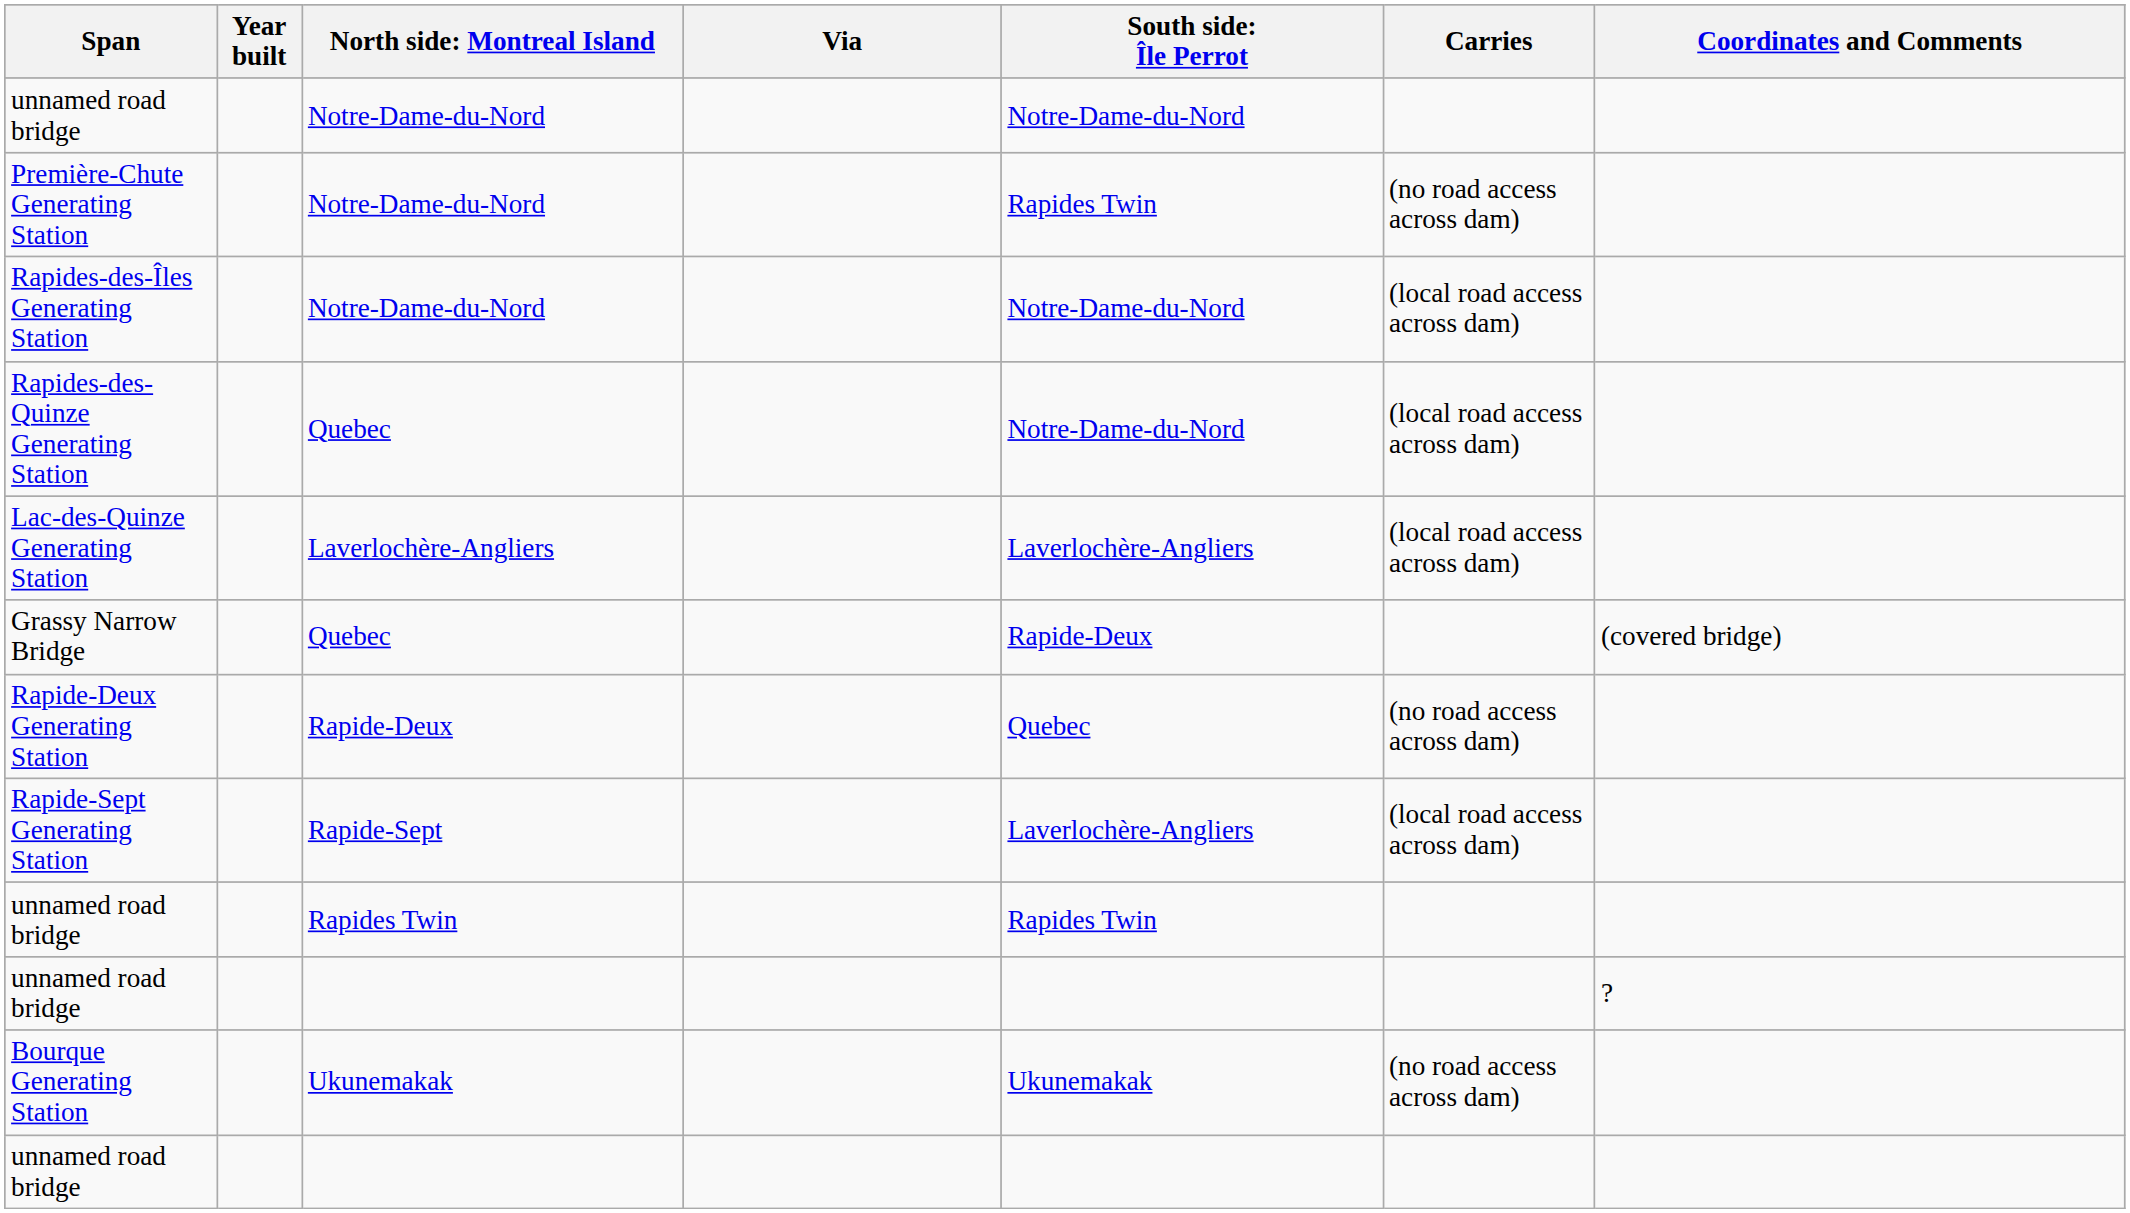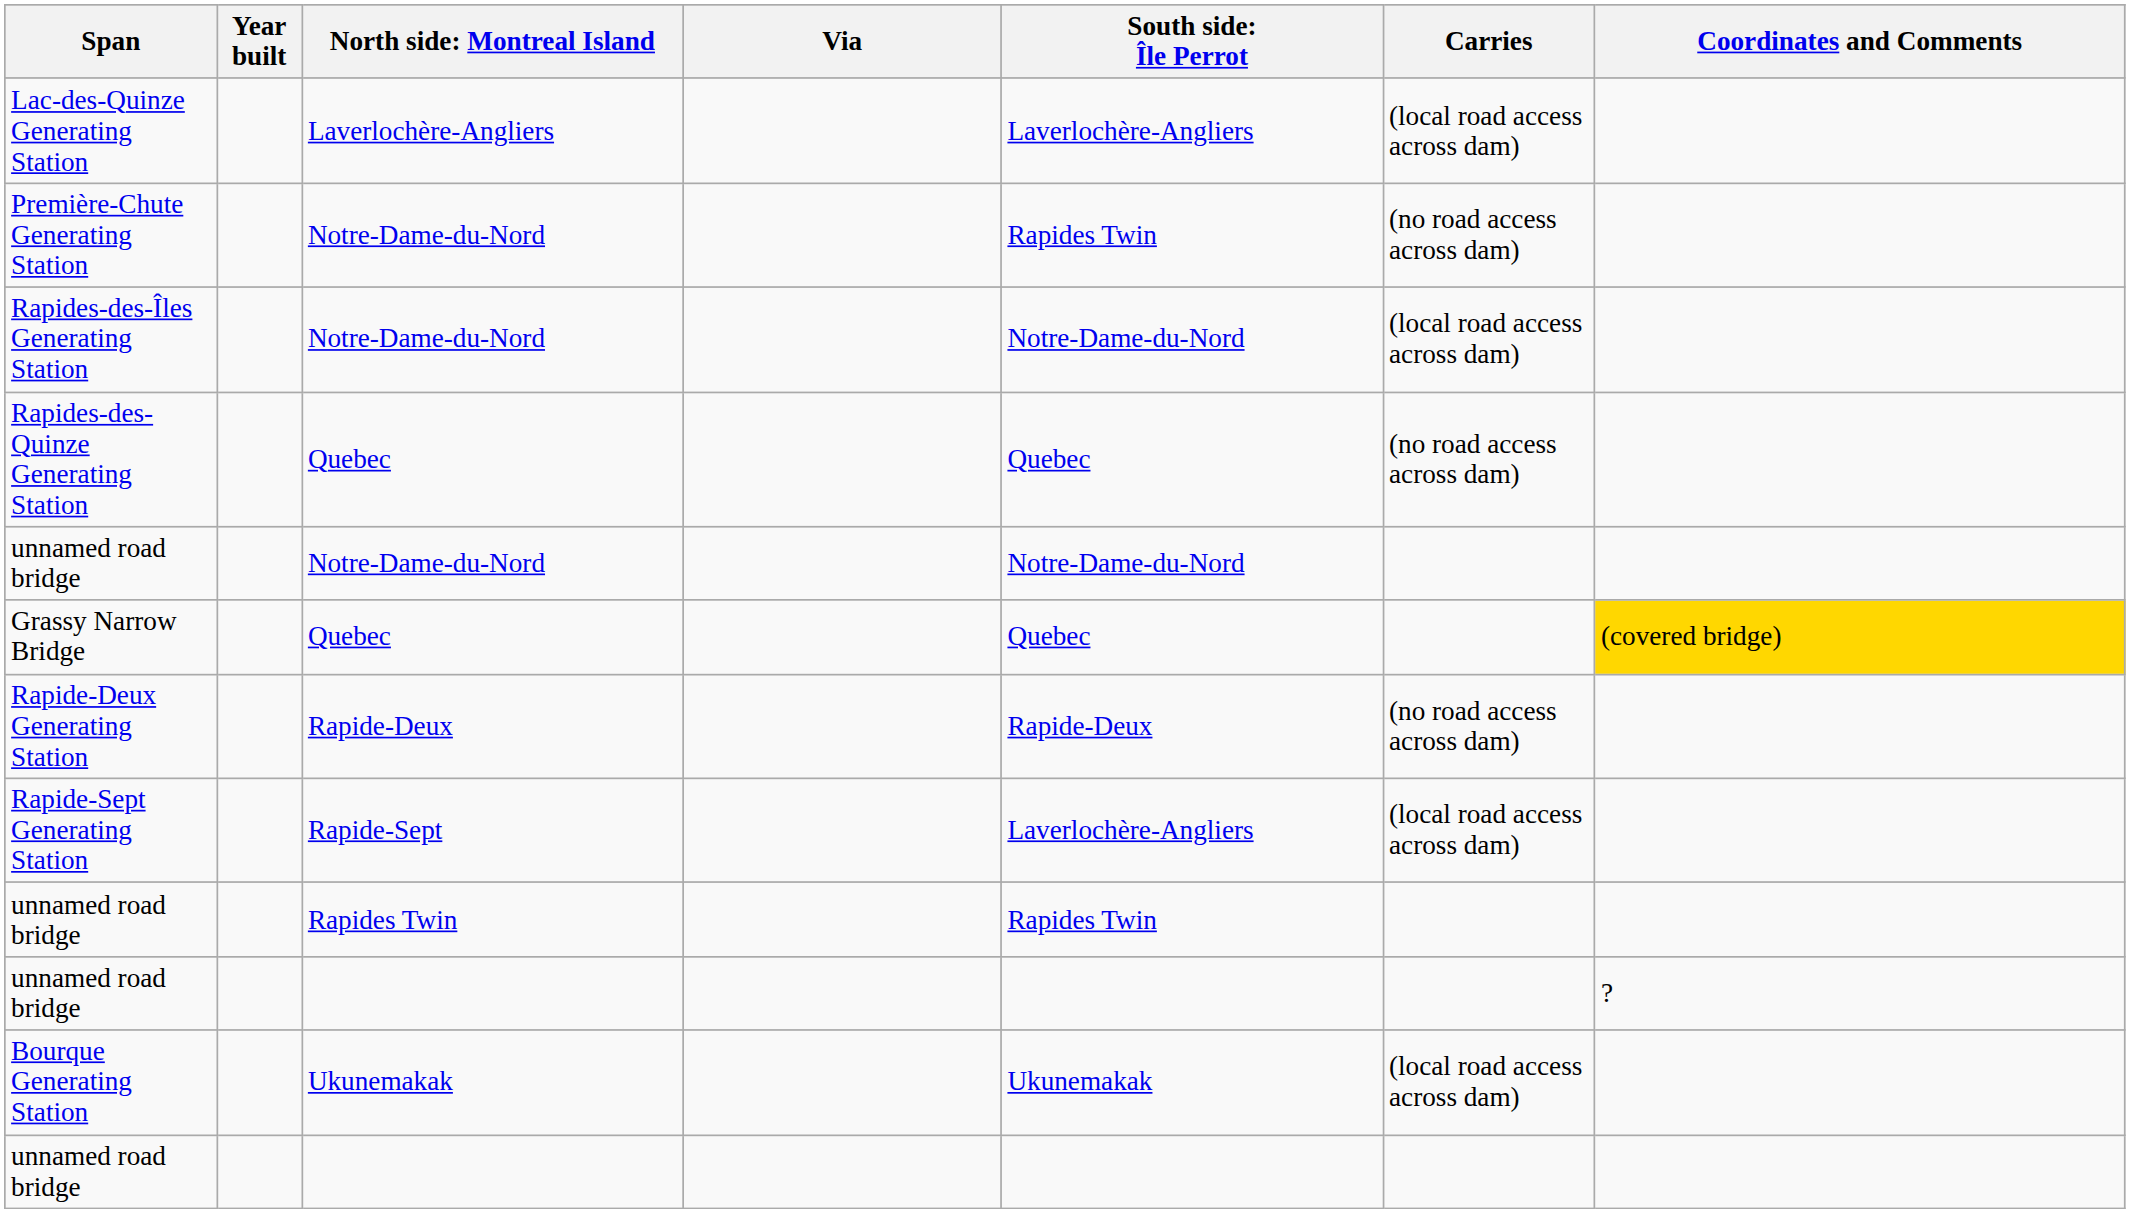rows swapped: (89, 115) <-> (98, 547)
(1126, 428) Notre-Dame-du-Nord -> (1049, 458) Quebec
(1486, 428) (local road access across dam) -> (1473, 458) (no road access across dam)
(1080, 636) Rapide-Deux -> (1049, 636) Quebec
(1691, 636) no background -> (1691, 636) gold background
(1049, 725) Quebec -> (1080, 725) Rapide-Deux
(1473, 1081) (no road access across dam) -> (1486, 1081) (local road access across dam)
